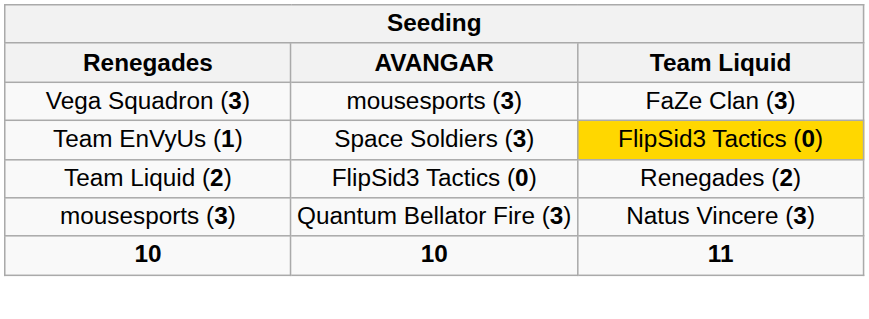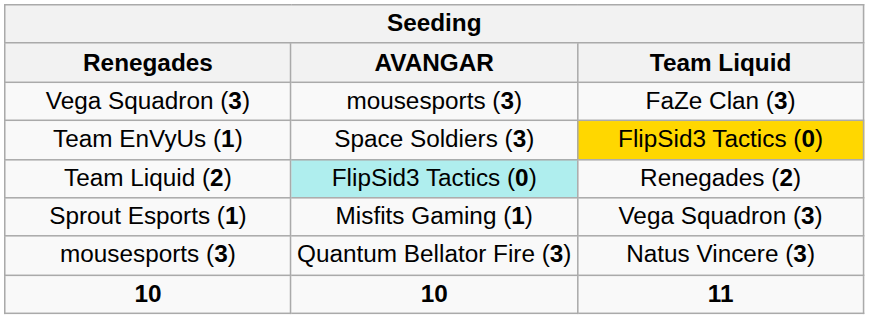(434, 178) no background -> (434, 178) paleturquoise background
+ row: (148, 216)
